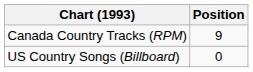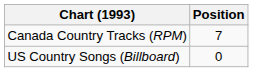(219, 35) 9 -> (219, 35) 7
